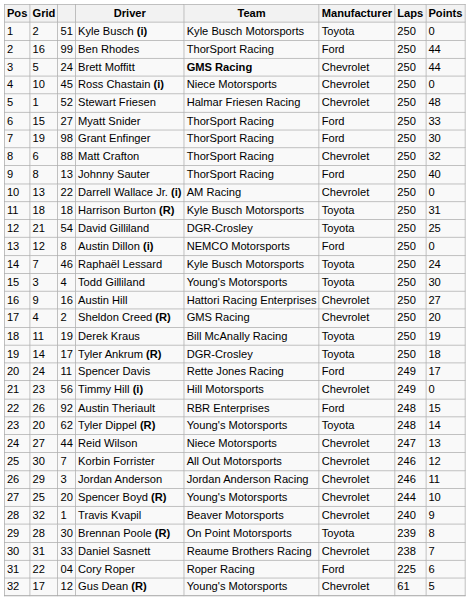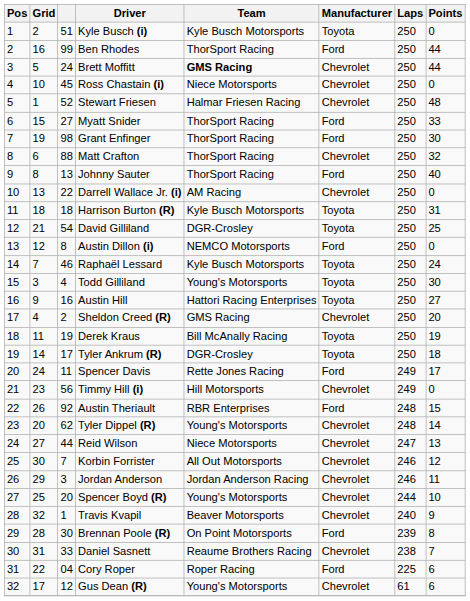(345, 299) Chevrolet -> (338, 299) Toyota
(338, 425) Toyota -> (345, 425) Chevrolet
(338, 533) Toyota -> (333, 533) Ford
(432, 586) 5 -> (432, 586) 6
